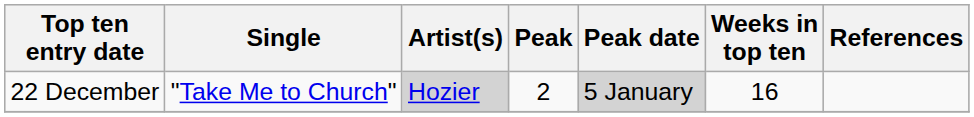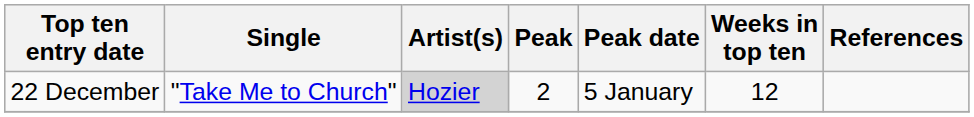(638, 91) lightgrey background -> (638, 91) no background
(765, 91) 16 -> (765, 91) 12
